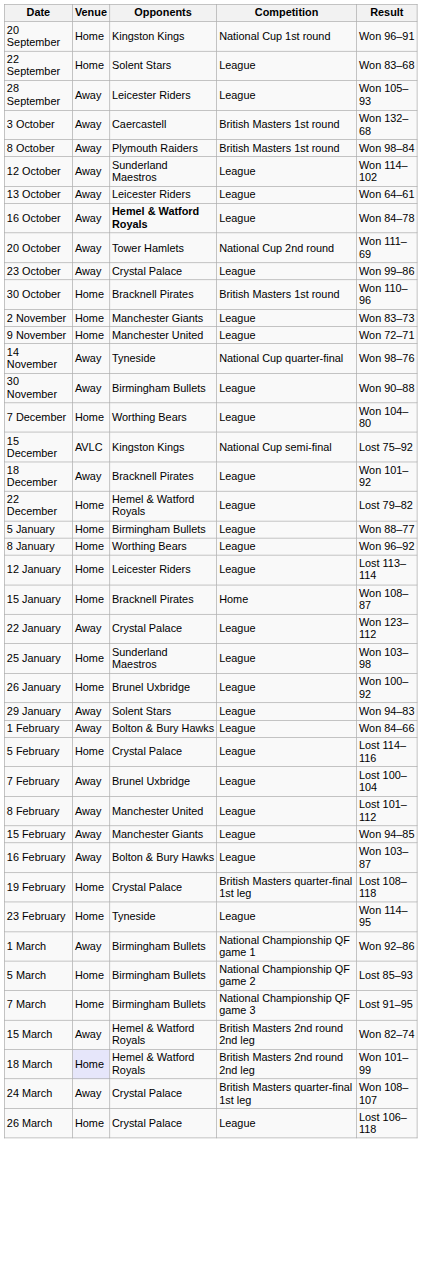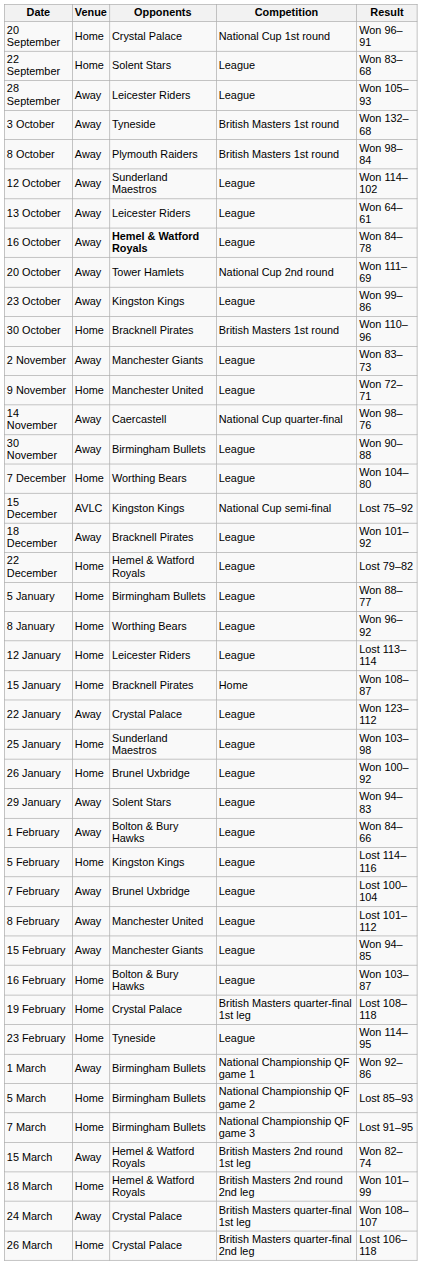(148, 36) Kingston Kings -> (147, 36) Crystal Palace
(139, 124) Caercastell -> (134, 124) Tyneside
(147, 271) Crystal Palace -> (148, 301) Kingston Kings
(89, 318) Home -> (88, 360) Away
(134, 358) Tyneside -> (139, 419) Caercastell
(147, 752) Crystal Palace -> (148, 862) Kingston Kings
(88, 857) Away -> (89, 980) Home
(281, 1034) British Masters 2nd round 2nd leg -> (281, 1157) British Masters 2nd round 1st leg
(89, 1064) lavender background -> (89, 1186) no background
(237, 1123) League -> (285, 1245) British Masters quarter-final 2nd leg
